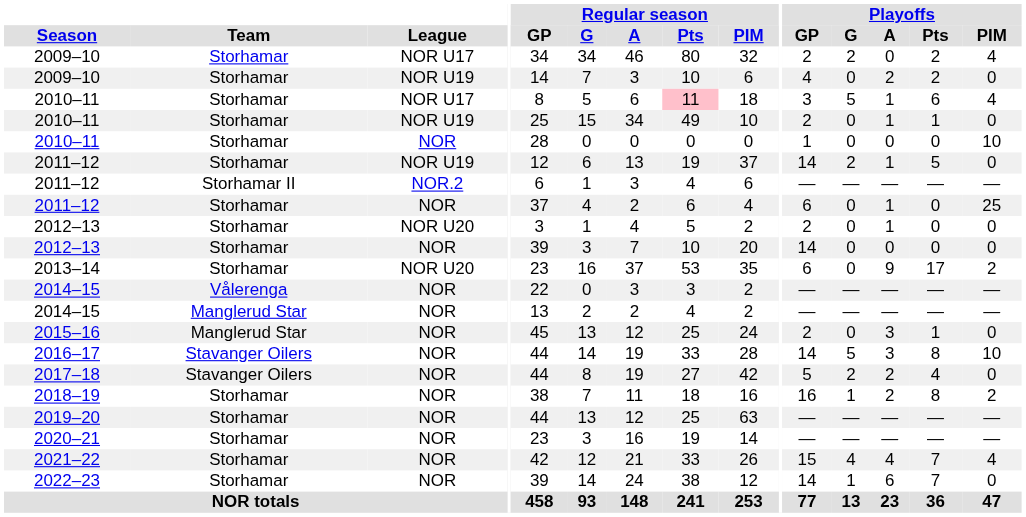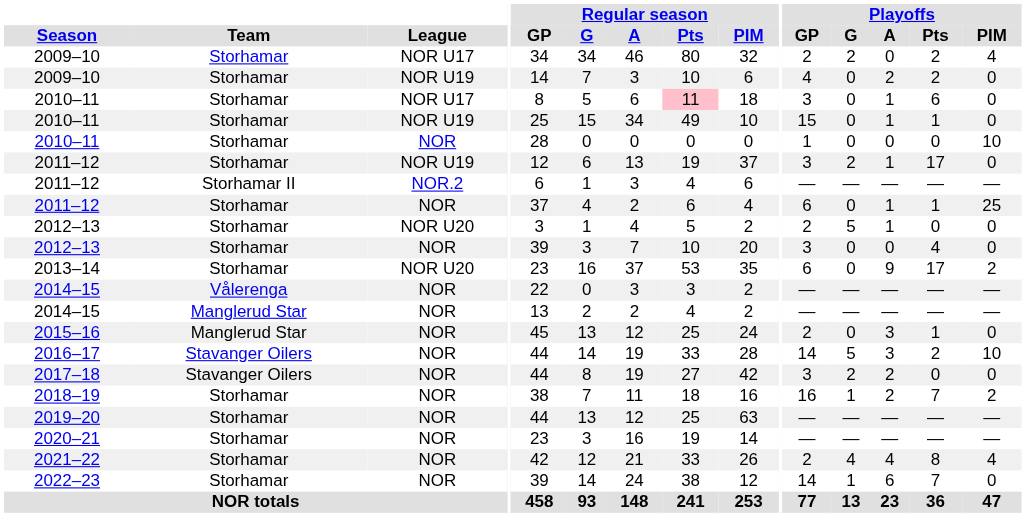(851, 99) 5 -> (851, 99) 0
(992, 99) 4 -> (992, 99) 0
(807, 120) 2 -> (807, 120) 15
(807, 162) 14 -> (807, 162) 3
(935, 162) 5 -> (935, 162) 17
(935, 205) 0 -> (935, 205) 1
(851, 226) 0 -> (851, 226) 5
(807, 247) 14 -> (807, 247) 3
(935, 247) 0 -> (935, 247) 4
(935, 353) 8 -> (935, 353) 2
(807, 374) 5 -> (807, 374) 3
(935, 374) 4 -> (935, 374) 0
(935, 396) 8 -> (935, 396) 7
(807, 459) 15 -> (807, 459) 2
(935, 459) 7 -> (935, 459) 8
